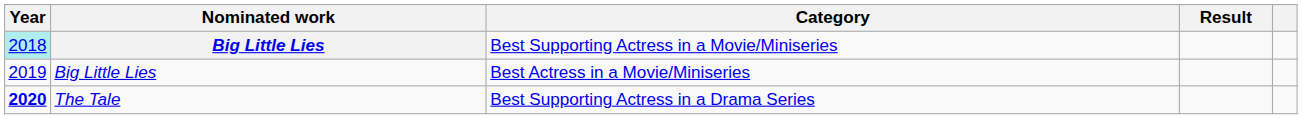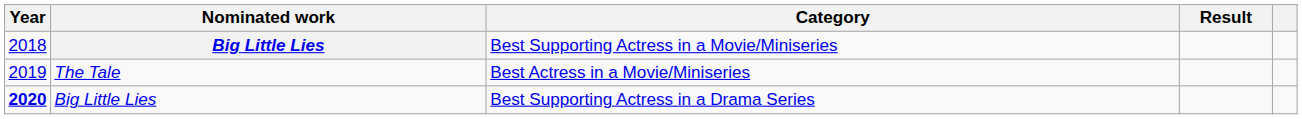(28, 45) paleturquoise background -> (28, 45) no background
(105, 72) Big Little Lies -> (87, 72) The Tale
(87, 99) The Tale -> (105, 99) Big Little Lies
